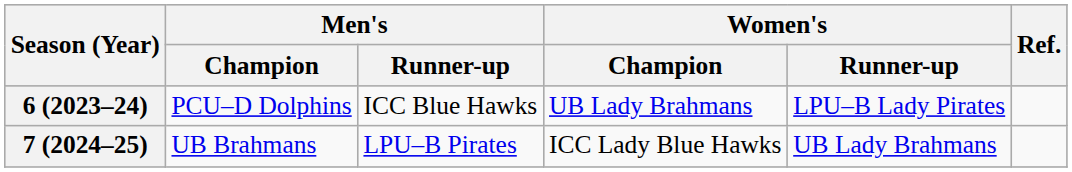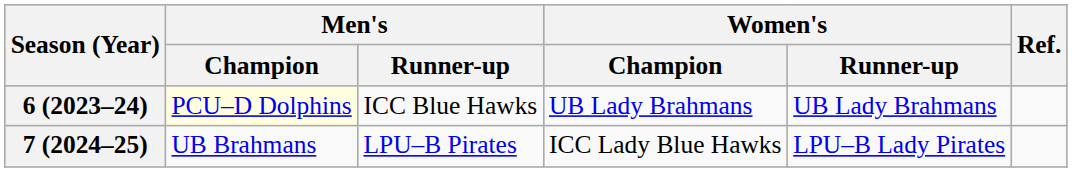(262, 105) no background -> (262, 105) lightyellow background
(899, 105) LPU–B Lady Pirates -> (895, 105) UB Lady Brahmans
(895, 145) UB Lady Brahmans -> (899, 145) LPU–B Lady Pirates
